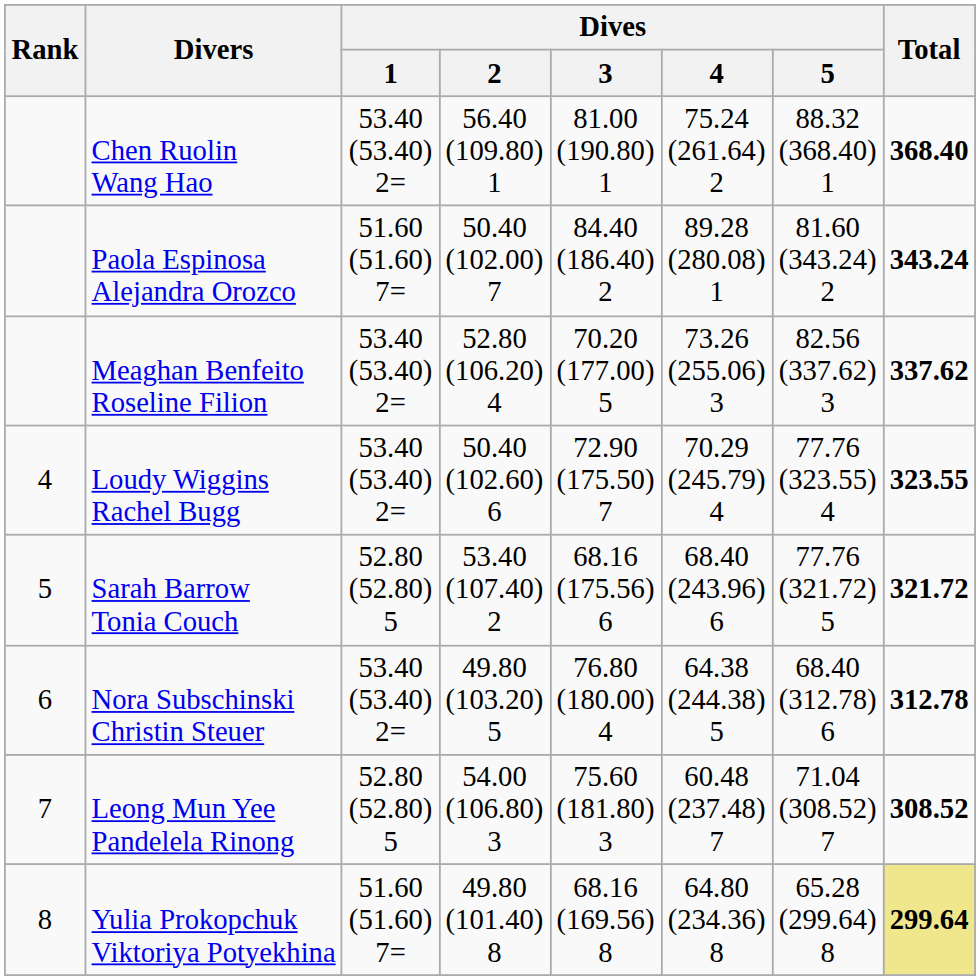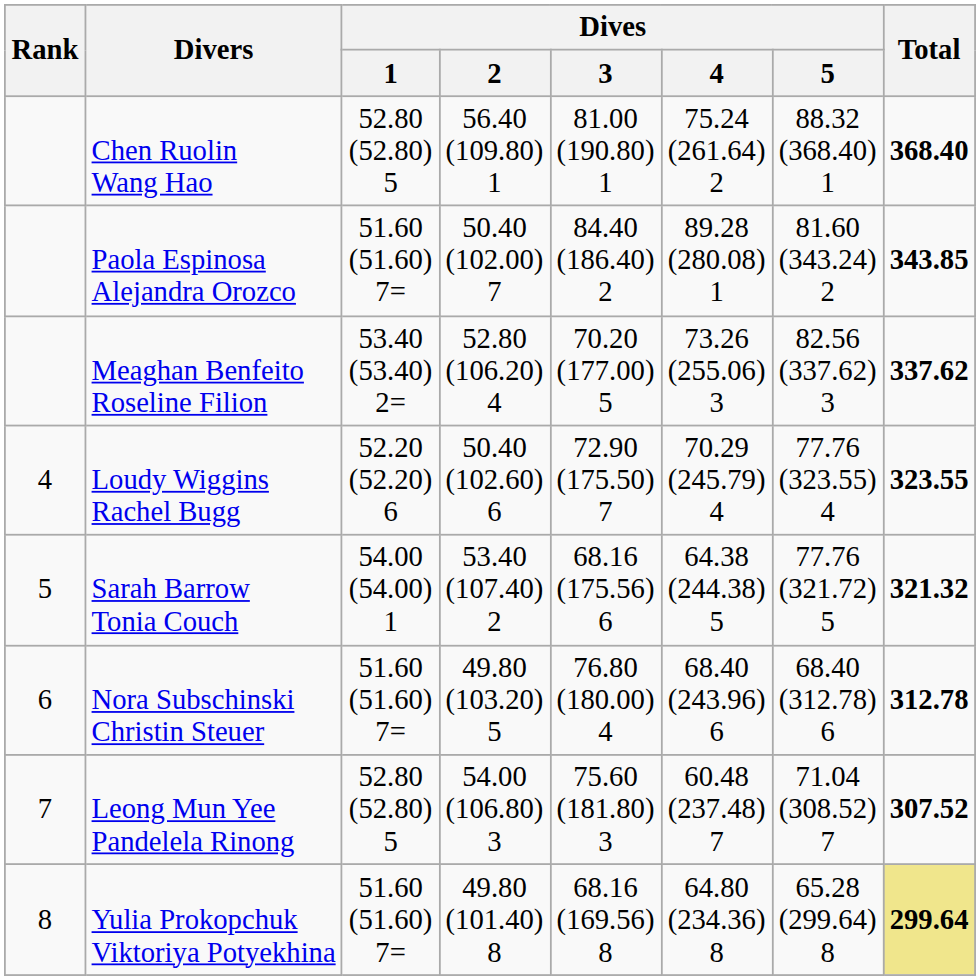(391, 150) 53.40 (53.40) 2= -> (391, 150) 52.80 (52.80) 5
(929, 260) 343.24 -> (929, 260) 343.85
(391, 479) 53.40 (53.40) 2= -> (391, 479) 52.20 (52.20) 6
(391, 589) 52.80 (52.80) 5 -> (391, 589) 54.00 (54.00) 1
(717, 589) 68.40 (243.96) 6 -> (717, 589) 64.38 (244.38) 5
(929, 589) 321.72 -> (929, 589) 321.32
(391, 699) 53.40 (53.40) 2= -> (391, 699) 51.60 (51.60) 7=
(717, 699) 64.38 (244.38) 5 -> (717, 699) 68.40 (243.96) 6
(929, 809) 308.52 -> (929, 809) 307.52
